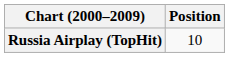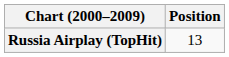(195, 40) 10 -> (195, 40) 13
